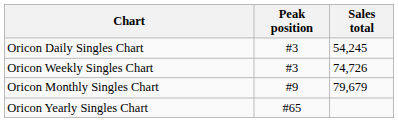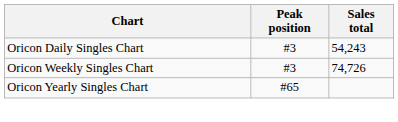(350, 48) 54,245 -> (349, 48) 54,243
- row: (83, 87)
